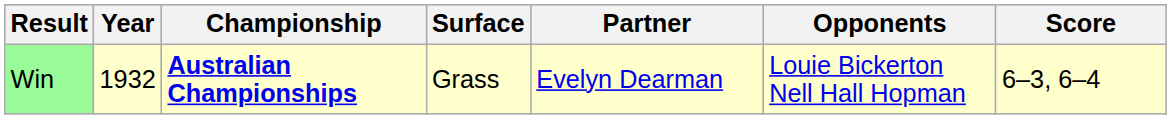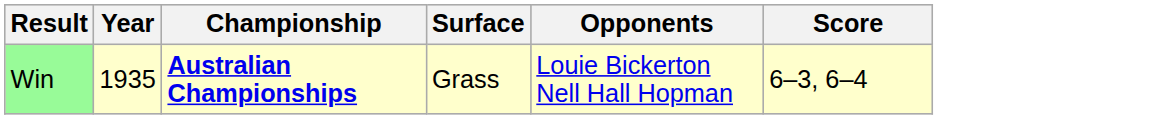- column: (647, 24)
(128, 78) 1932 -> (128, 78) 1935
